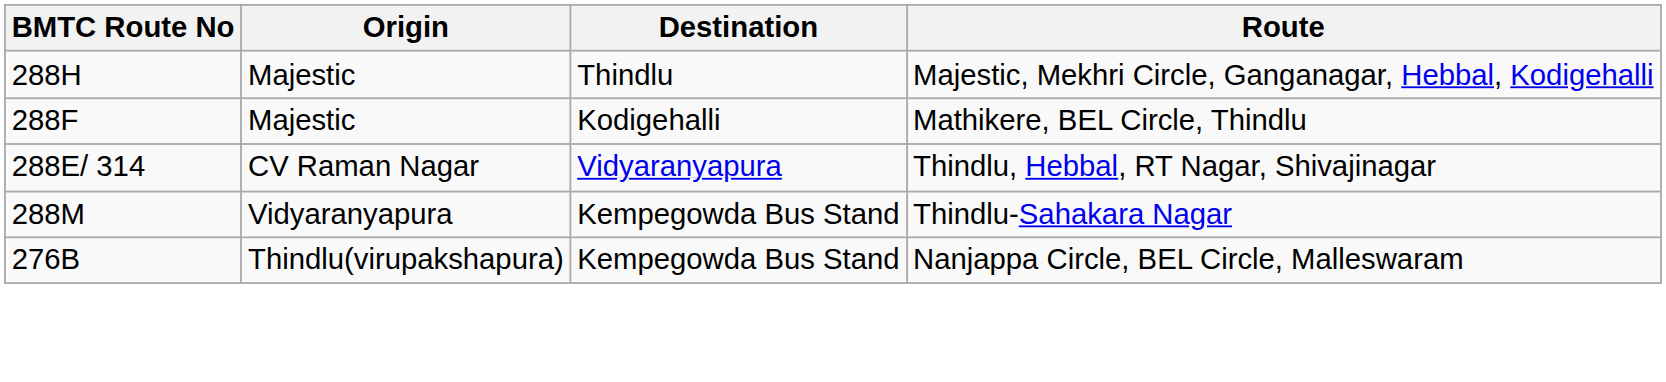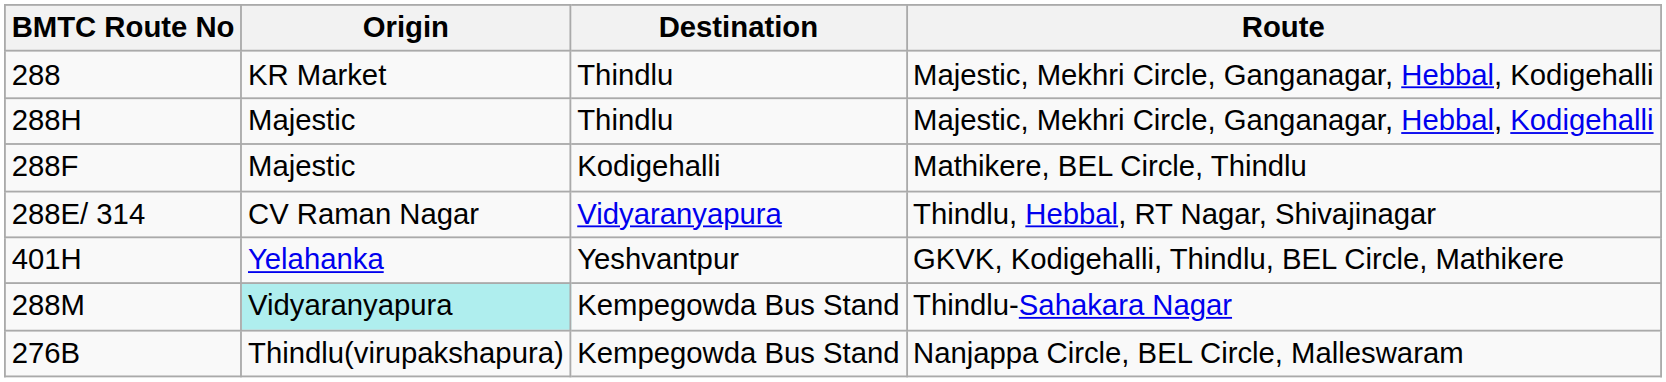+ row: (36, 74)
+ row: (47, 259)
(350, 213) no background -> (350, 306) paleturquoise background
